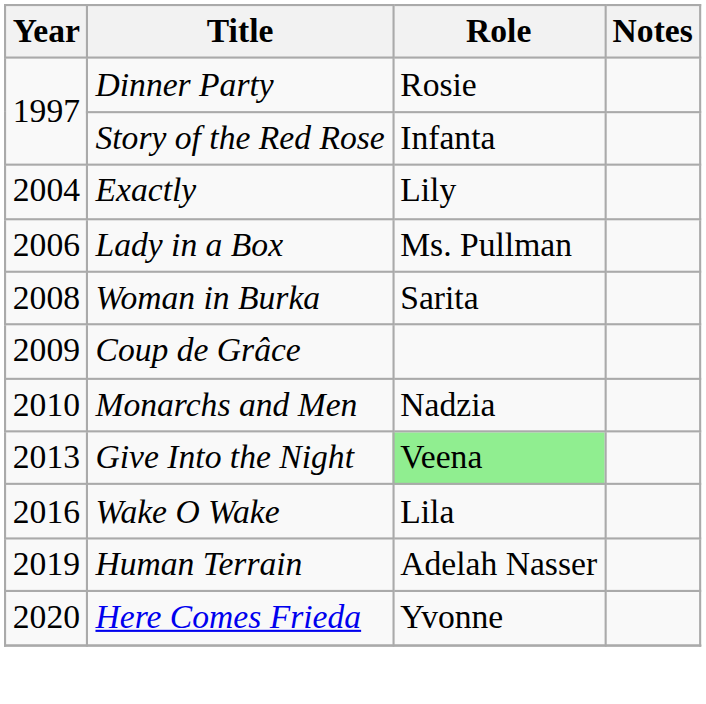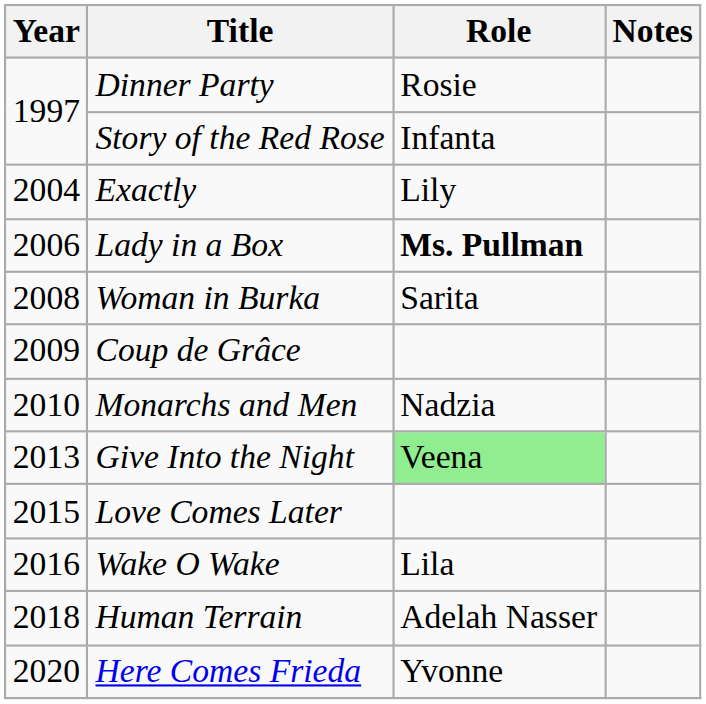(486, 244) normal -> (492, 244) bold
+ row: (219, 510)
(46, 564) 2019 -> (46, 617) 2018
